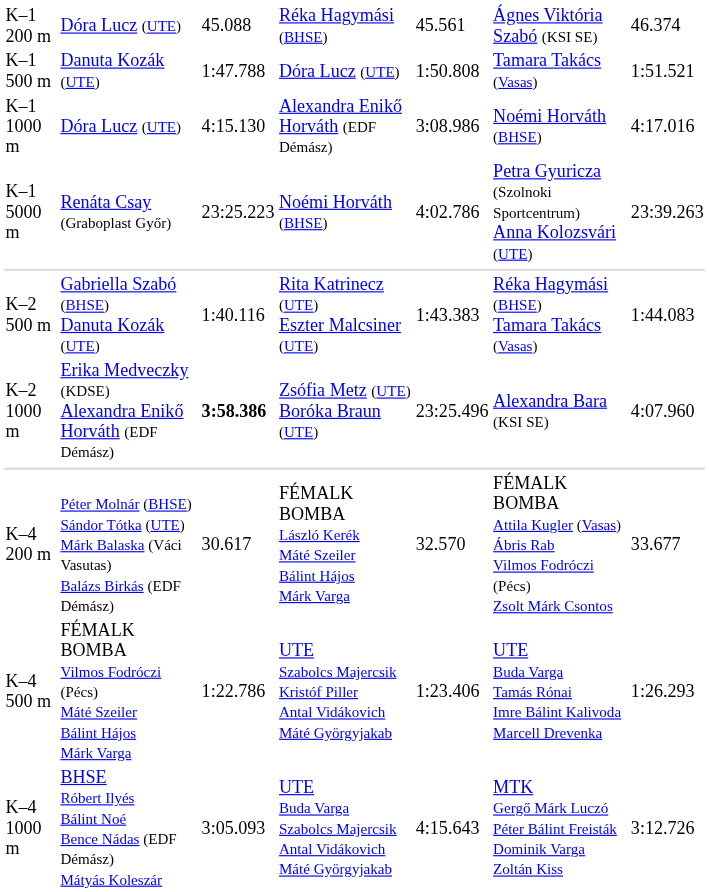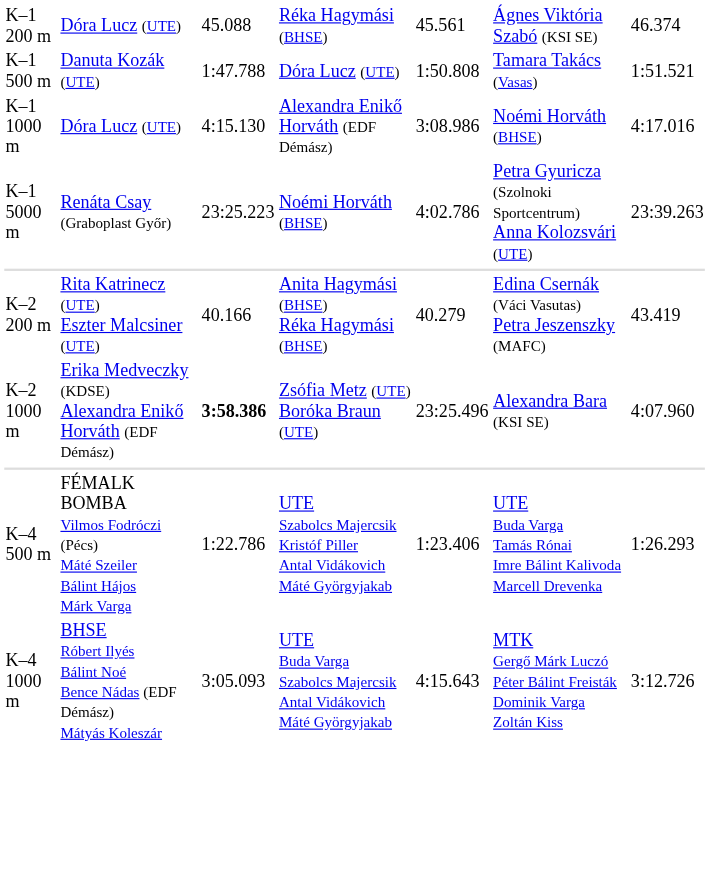+ row: (28, 314)
- row: (28, 314)
- row: (28, 544)
